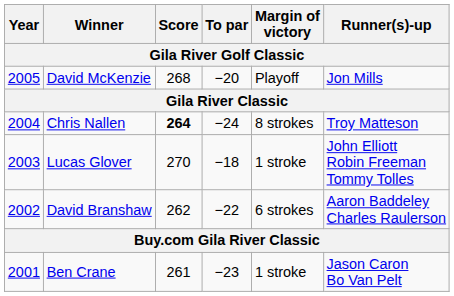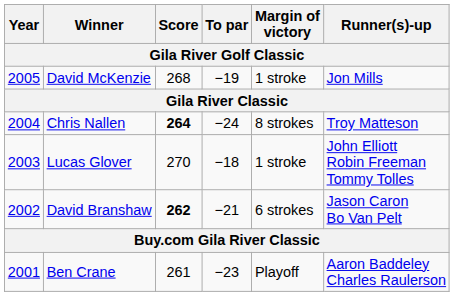(227, 78) −20 -> (227, 78) −19
(277, 78) Playoff -> (281, 78) 1 stroke
(178, 210) normal -> (178, 210) bold
(227, 210) −22 -> (227, 210) −21
(386, 210) Aaron Baddeley Charles Raulerson -> (368, 210) Jason Caron Bo Van Pelt
(281, 272) 1 stroke -> (277, 272) Playoff
(368, 272) Jason Caron Bo Van Pelt -> (386, 272) Aaron Baddeley Charles Raulerson
